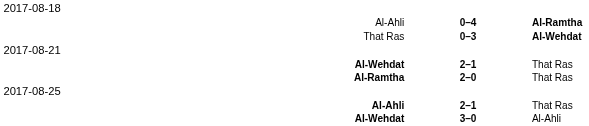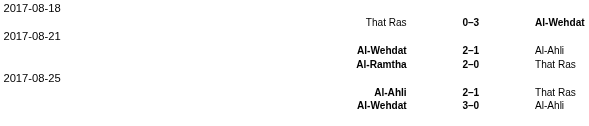- row: (390, 23)
(552, 64) That Ras -> (550, 51) Al-Ahli
